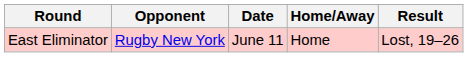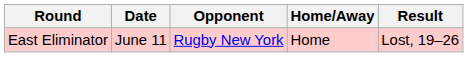columns swapped: (258, 16) <-> (170, 16)
